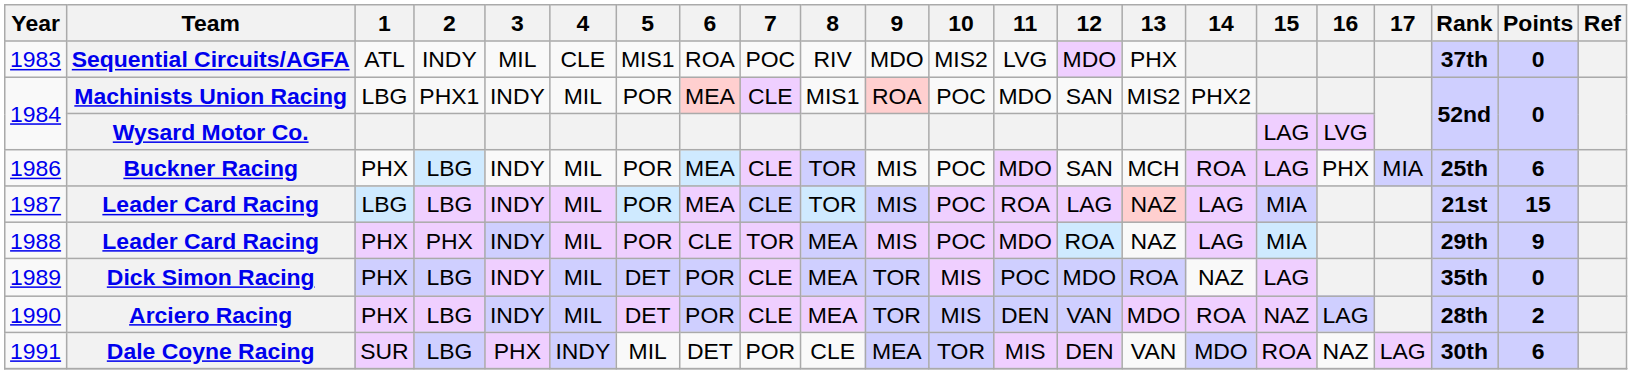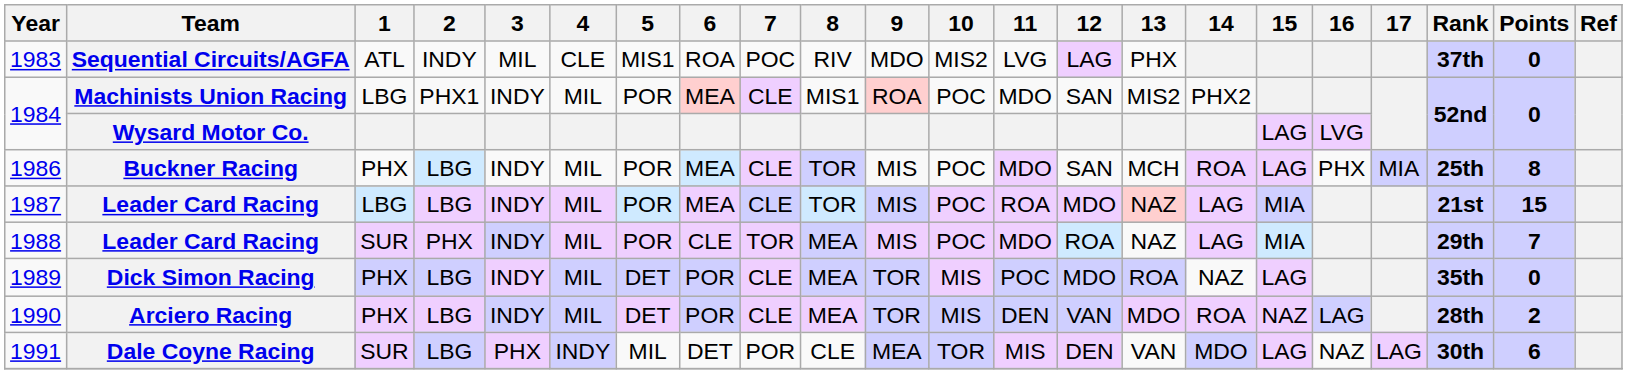(1089, 59) MDO -> (1089, 59) LAG
(1538, 168) 6 -> (1534, 168) 8
(1089, 205) LAG -> (1089, 205) MDO
(384, 241) PHX -> (384, 241) SUR
(1538, 241) 9 -> (1534, 241) 7
(1286, 350) ROA -> (1285, 350) LAG
